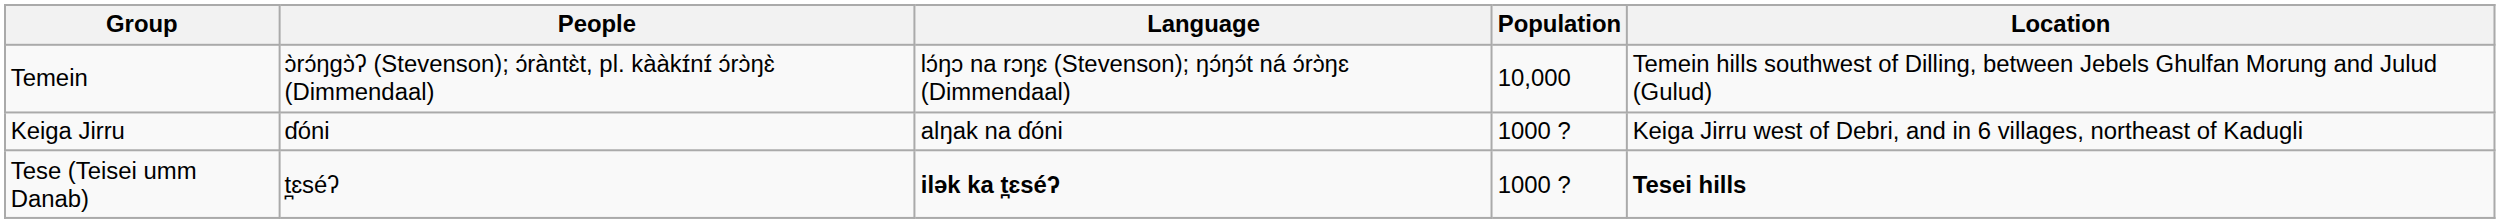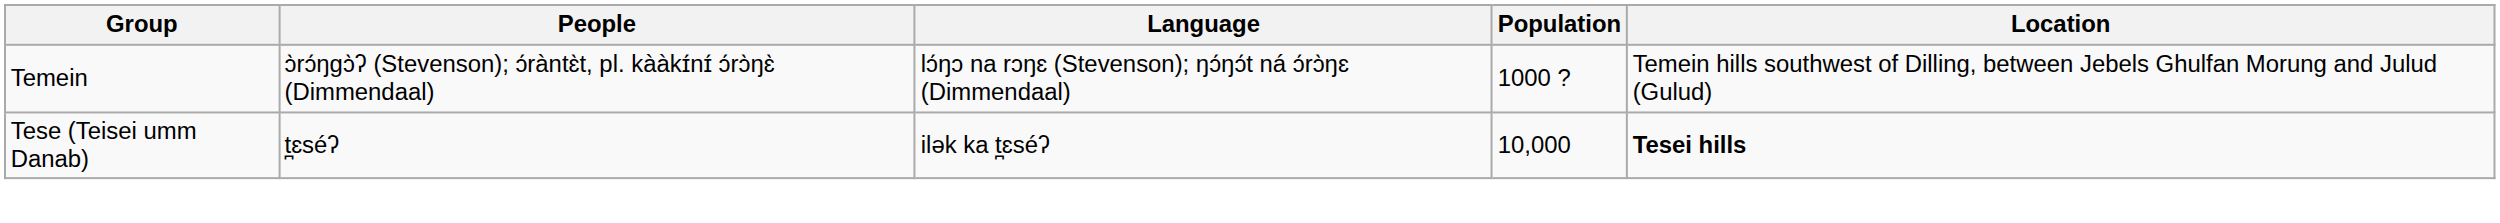(1534, 78) 10,000 -> (1534, 78) 1000 ?
- row: (68, 131)
(990, 185) bold -> (985, 145) normal
(1534, 185) 1000 ? -> (1534, 145) 10,000
